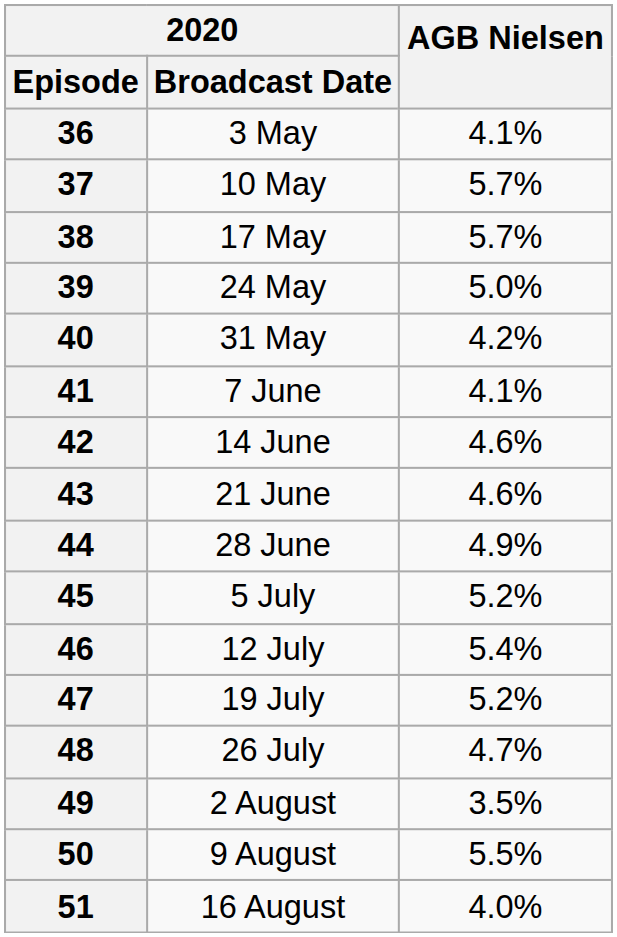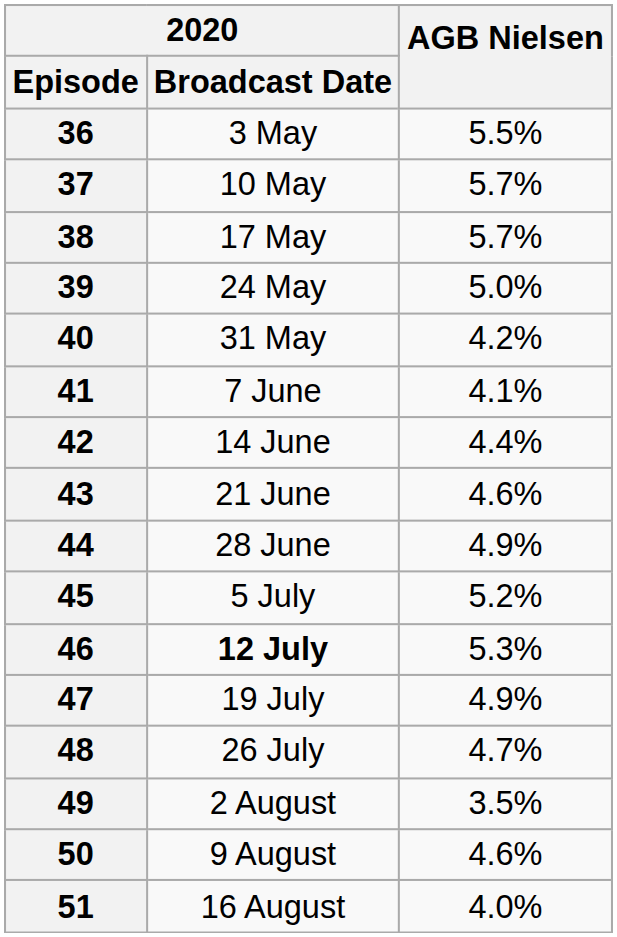(505, 133) 4.1% -> (505, 133) 5.5%
(505, 442) 4.6% -> (505, 442) 4.4%
(273, 648) normal -> (273, 648) bold
(505, 648) 5.4% -> (505, 648) 5.3%
(505, 699) 5.2% -> (505, 699) 4.9%
(505, 854) 5.5% -> (505, 854) 4.6%
